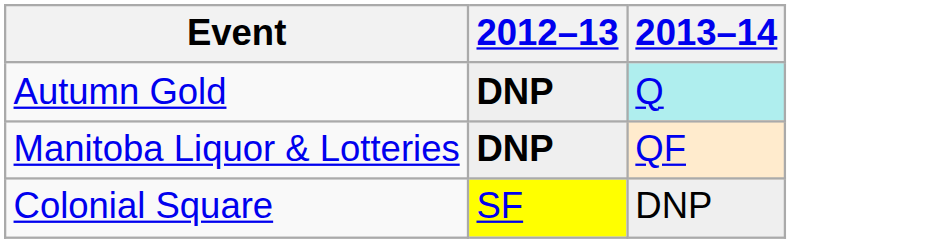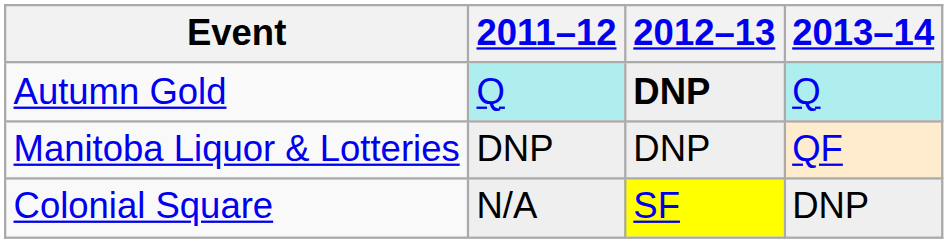+ column: (546, 33)
(515, 149) bold -> (672, 149) normal
